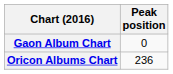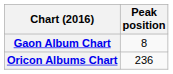(144, 43) 0 -> (144, 43) 8
